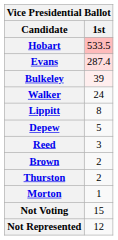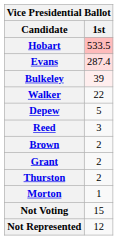(99, 95) 24 -> (99, 95) 22
- row: (44, 111)
+ row: (44, 161)
